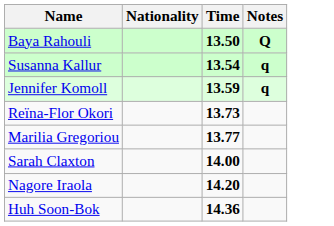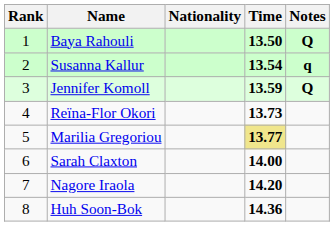+ column: (26, 16)
(265, 88) q -> (307, 88) Q
(223, 137) no background -> (265, 137) khaki background
